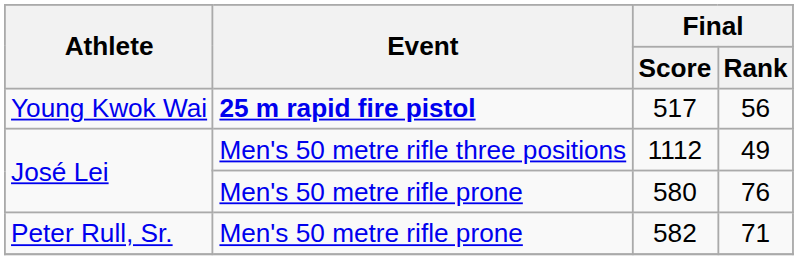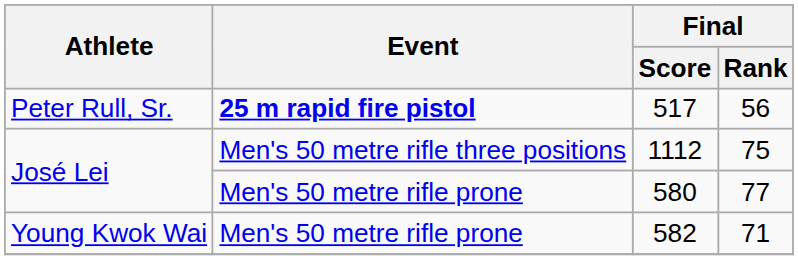(109, 109) Young Kwok Wai -> (92, 109) Peter Rull, Sr.
(756, 150) 49 -> (756, 150) 75
(756, 192) 76 -> (756, 192) 77
(92, 233) Peter Rull, Sr. -> (109, 233) Young Kwok Wai
